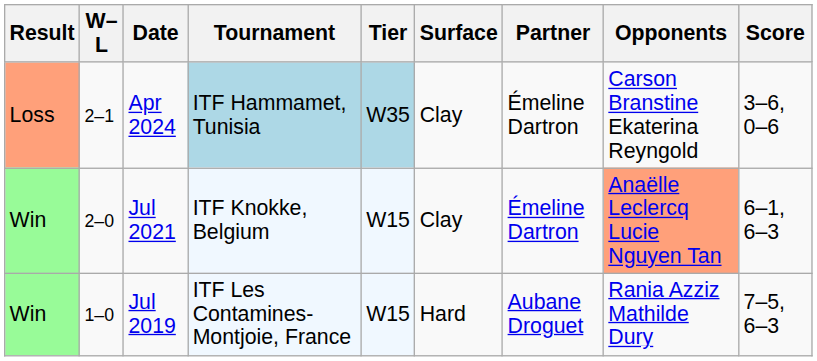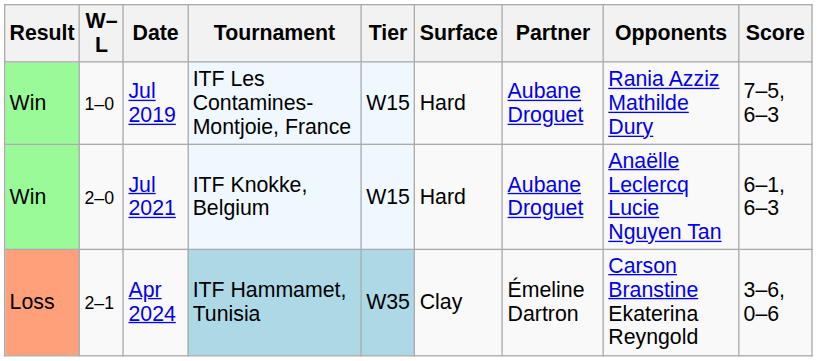rows swapped: (152, 314) <-> (152, 114)
(441, 220) Clay -> (443, 196) Hard
(546, 220) Émeline Dartron -> (545, 196) Aubane Droguet
(665, 220) lightsalmon background -> (665, 196) no background
